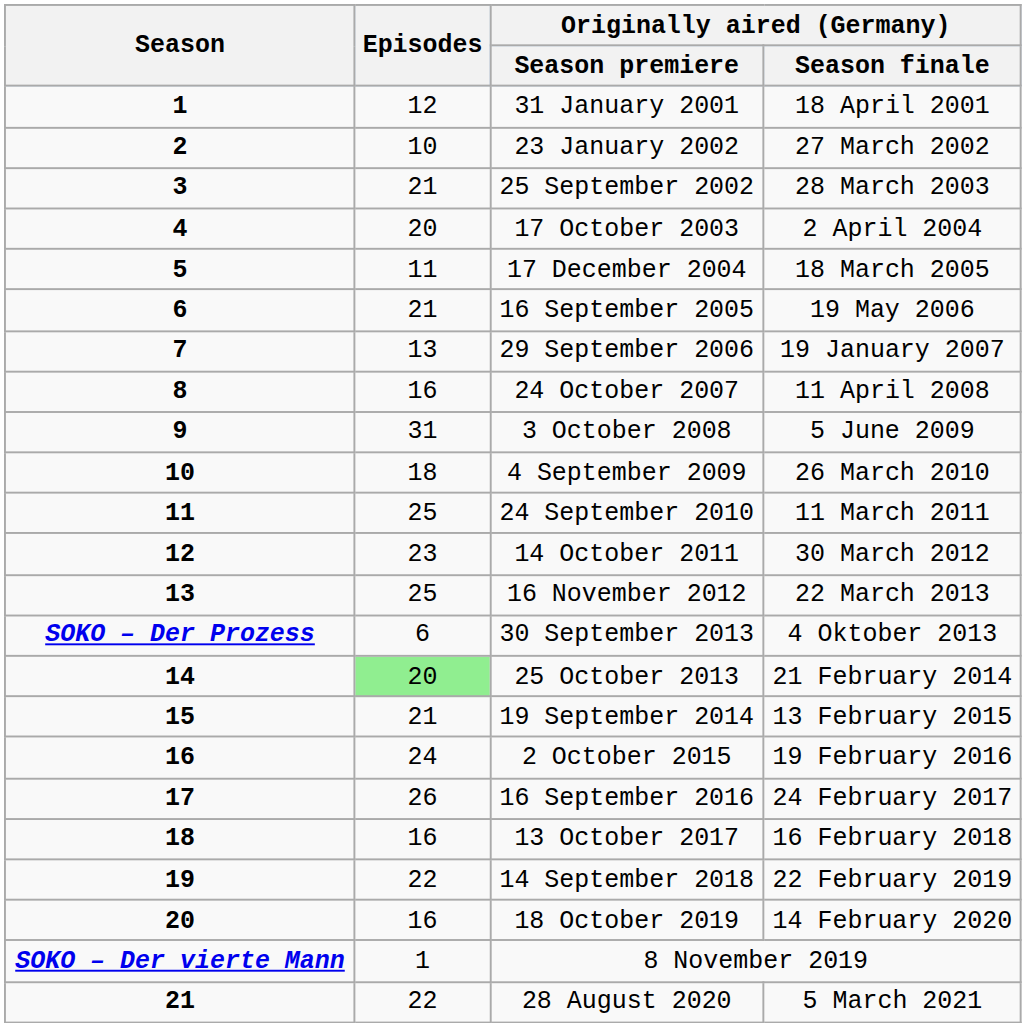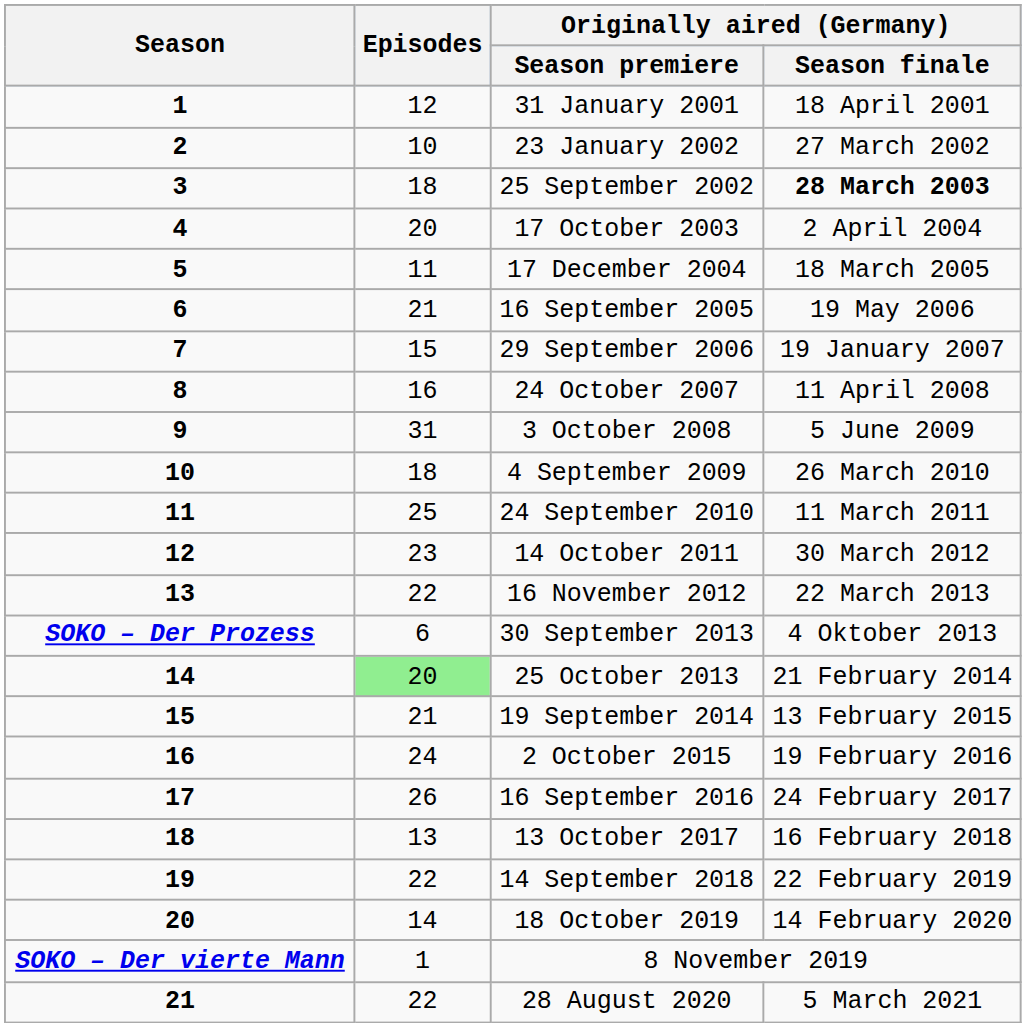(423, 188) 21 -> (423, 188) 18
(892, 188) normal -> (892, 188) bold
(423, 351) 13 -> (423, 351) 15
(423, 595) 25 -> (423, 595) 22
(423, 839) 16 -> (423, 839) 13
(423, 920) 16 -> (423, 920) 14
